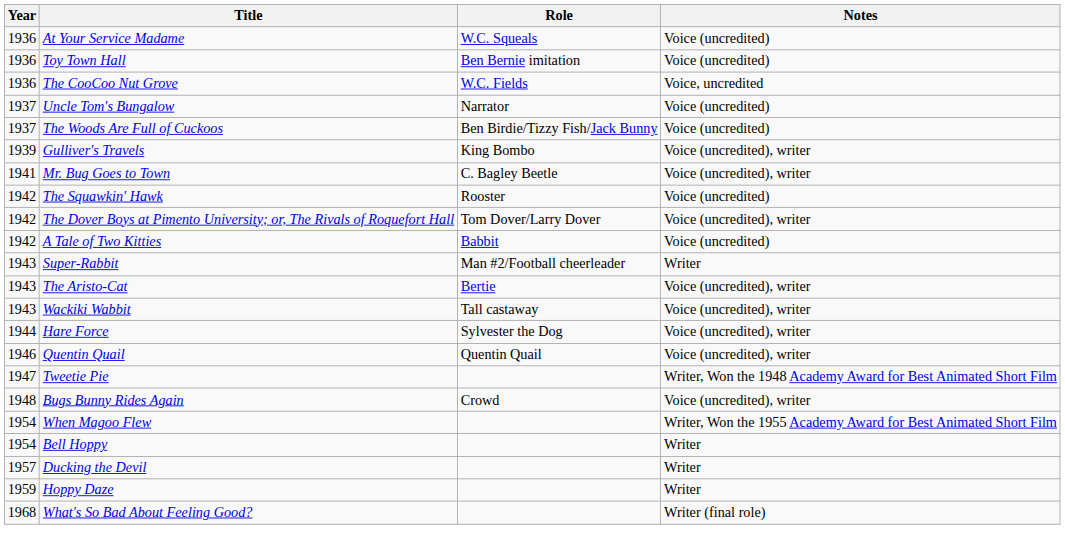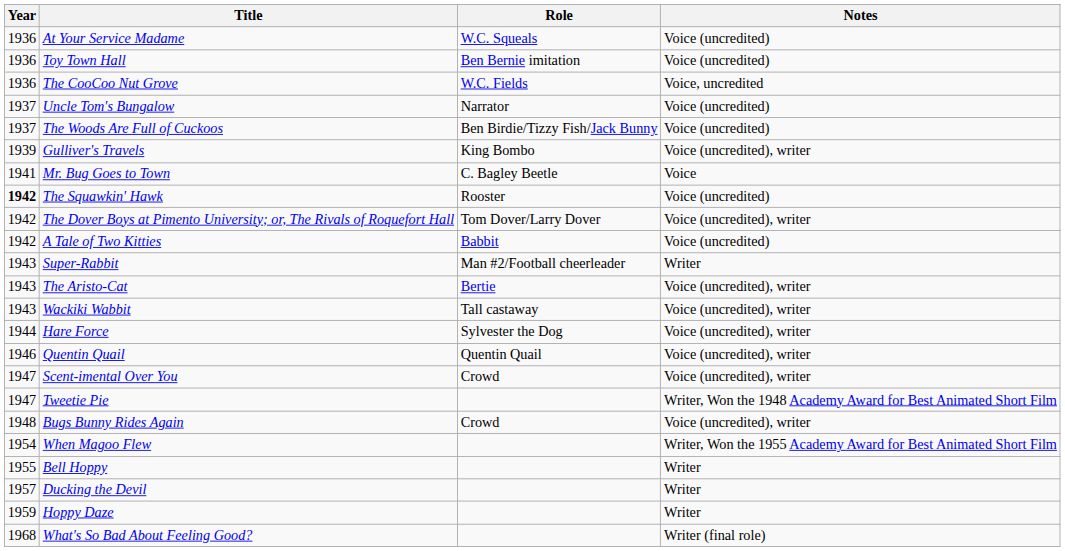(737, 173) Voice (uncredited), writer -> (680, 173) Voice
(22, 196) normal -> (22, 196) bold
+ row: (110, 377)
(22, 444) 1954 -> (22, 467) 1955
